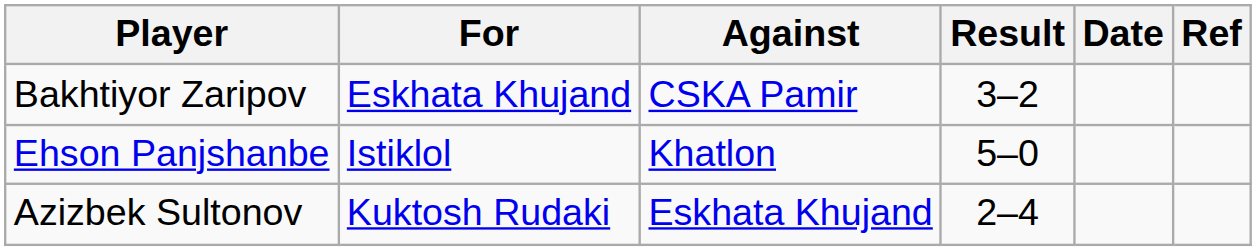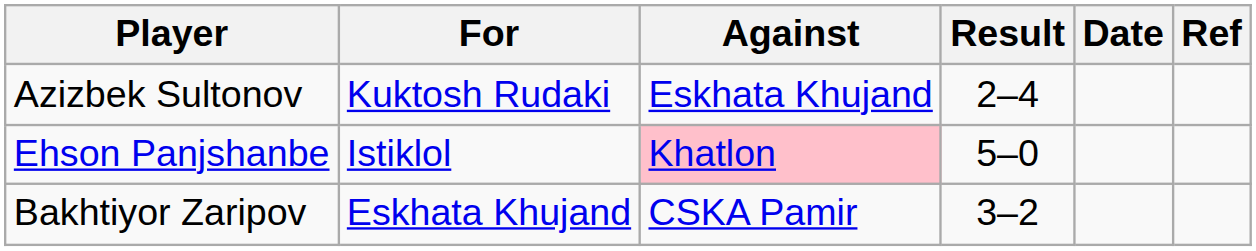rows swapped: (160, 93) <-> (158, 213)
(712, 153) no background -> (712, 153) pink background
